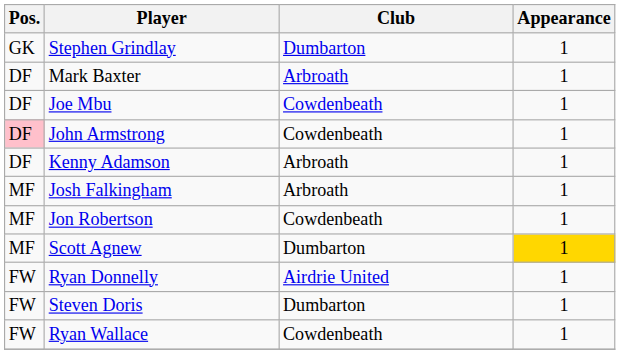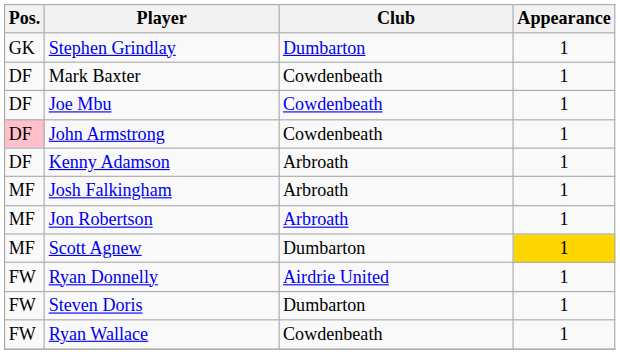(316, 76) Arbroath -> (333, 76) Cowdenbeath
(333, 219) Cowdenbeath -> (316, 219) Arbroath
